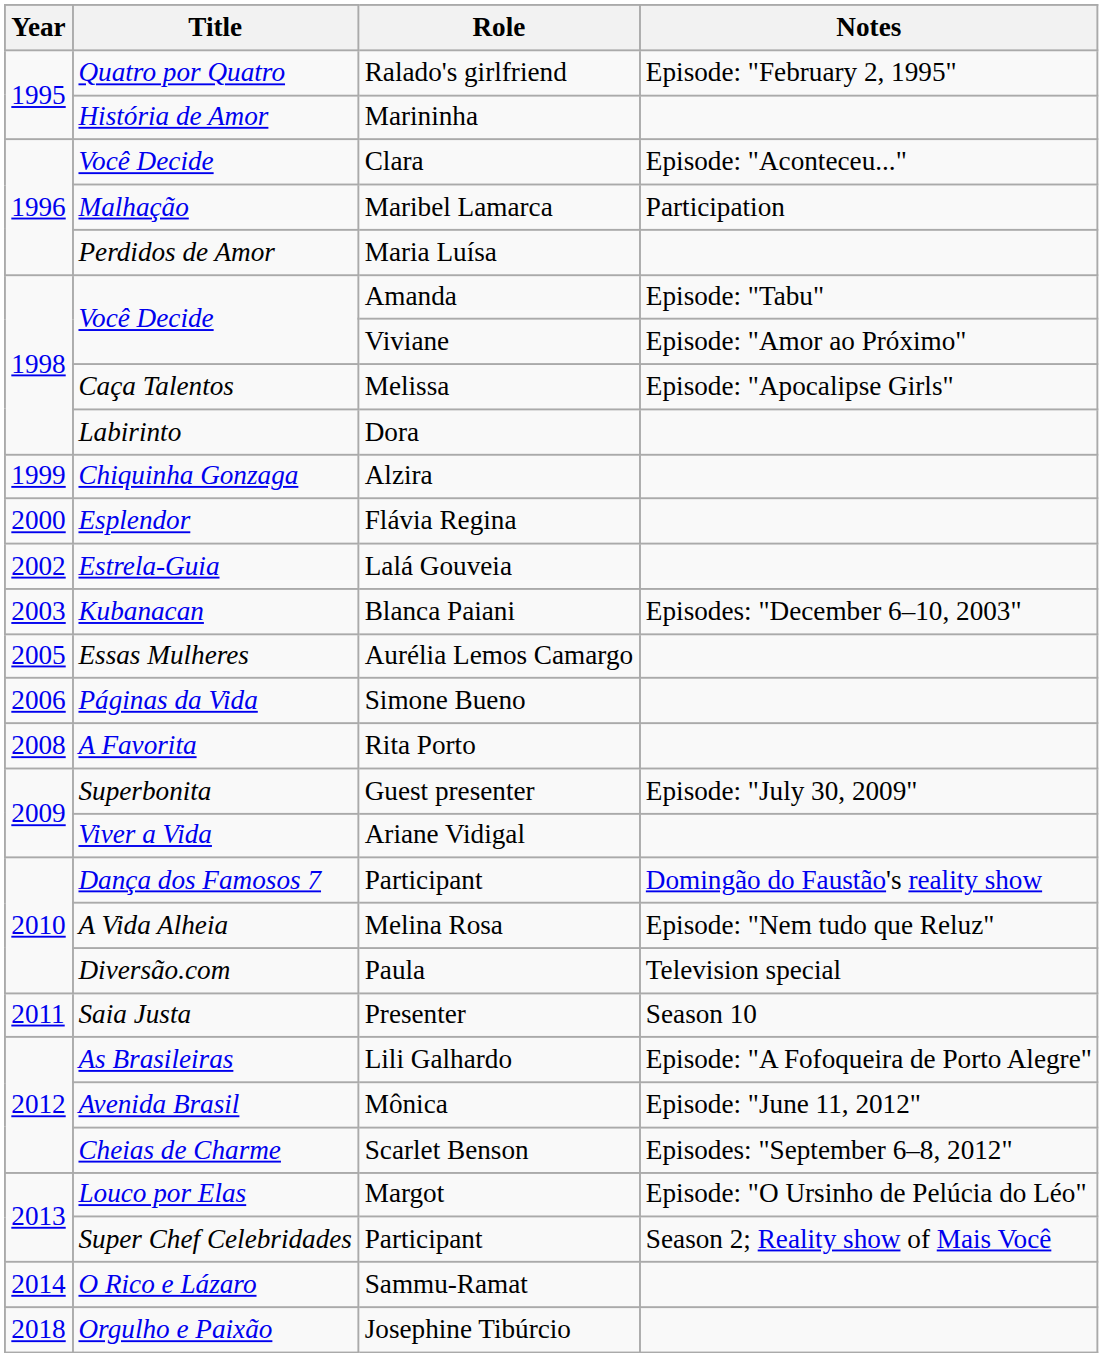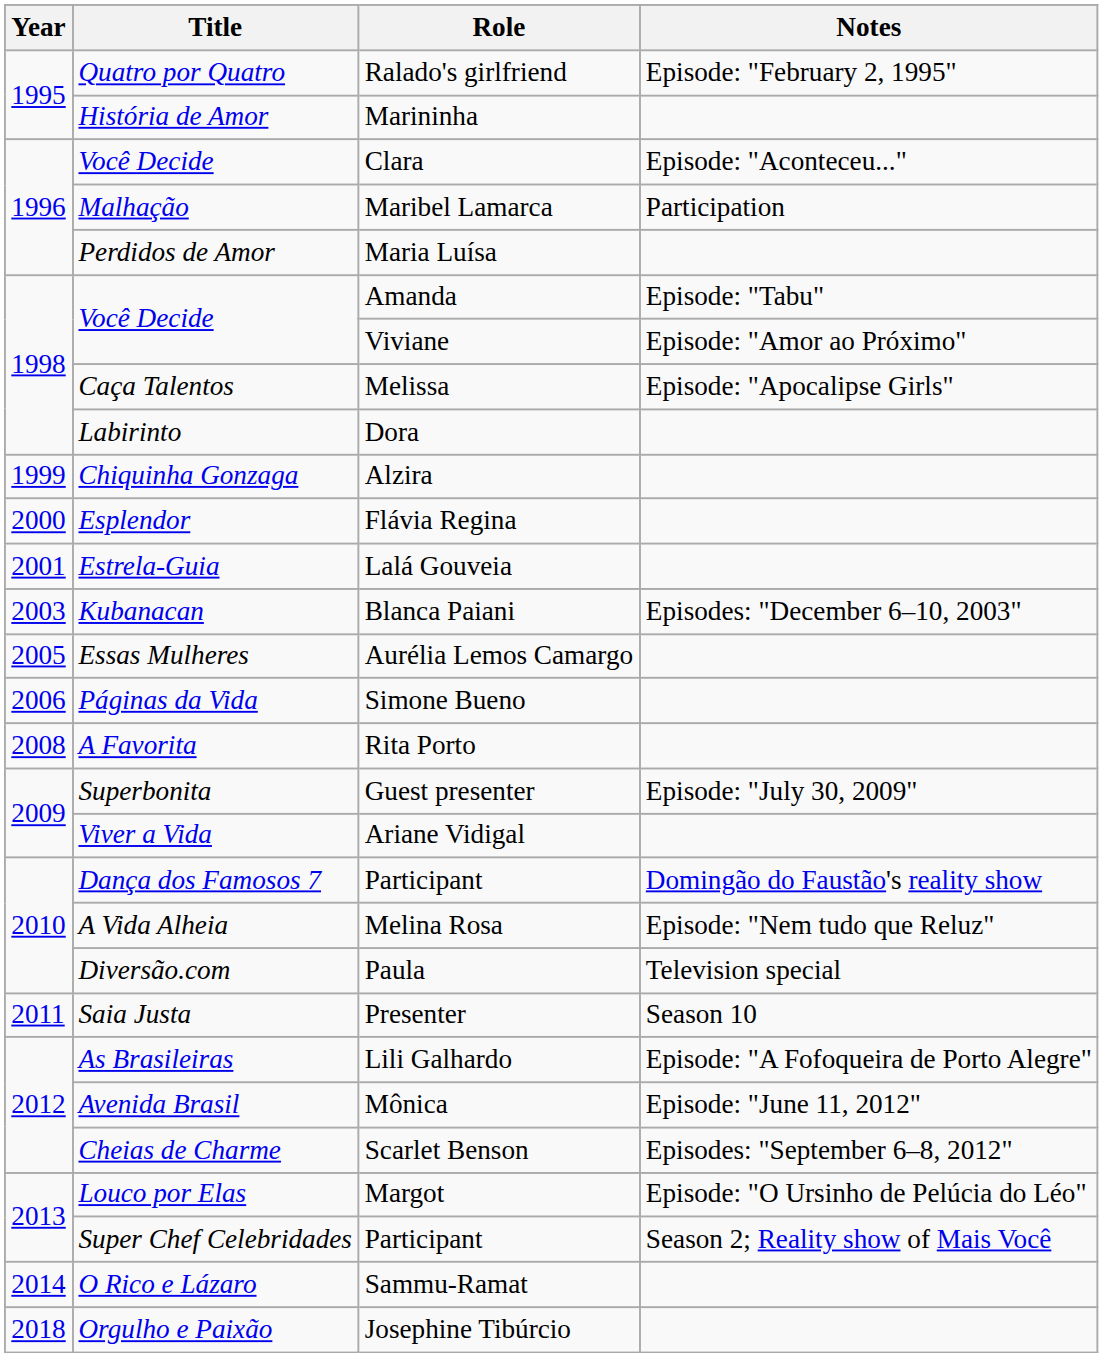(39, 565) 2002 -> (39, 565) 2001
